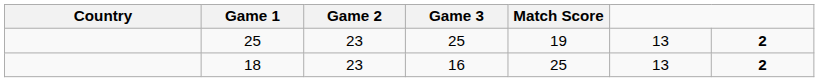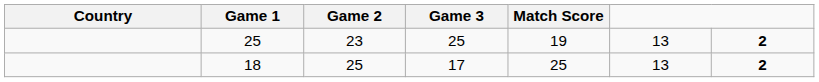(354, 64) 23 -> (354, 64) 25
(456, 64) 16 -> (456, 64) 17
